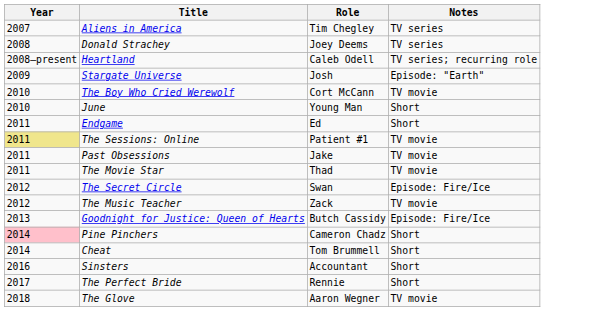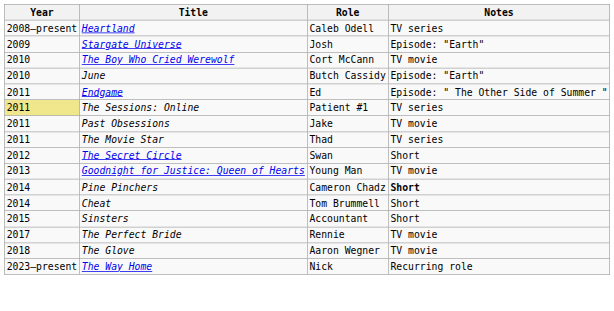- row: (132, 28)
- row: (126, 44)
(464, 60) TV series; recurring role -> (417, 28) TV series
(336, 108) Young Man -> (348, 76) Butch Cassidy
(405, 108) Short -> (437, 76) Episode: "Earth"
(405, 124) Short -> (499, 92) Episode: " The Other Side of Summer "
(414, 139) TV movie -> (417, 108) TV series
(414, 171) TV movie -> (417, 139) TV series
(440, 187) Episode: Fire/Ice -> (405, 155) Short
- row: (132, 203)
(348, 219) Butch Cassidy -> (336, 171) Young Man
(440, 219) Episode: Fire/Ice -> (414, 171) TV movie
(18, 235) pink background -> (18, 187) no background
(405, 235) normal -> (405, 187) bold
(18, 267) 2016 -> (18, 219) 2015
(405, 282) Short -> (414, 235) TV movie
+ row: (117, 267)
